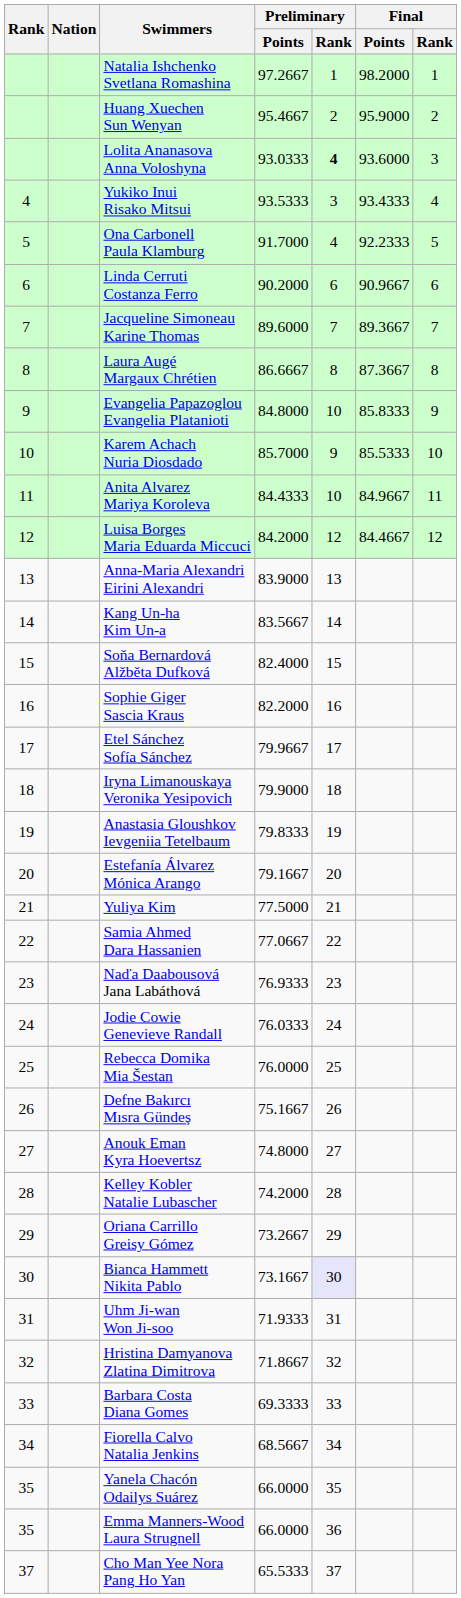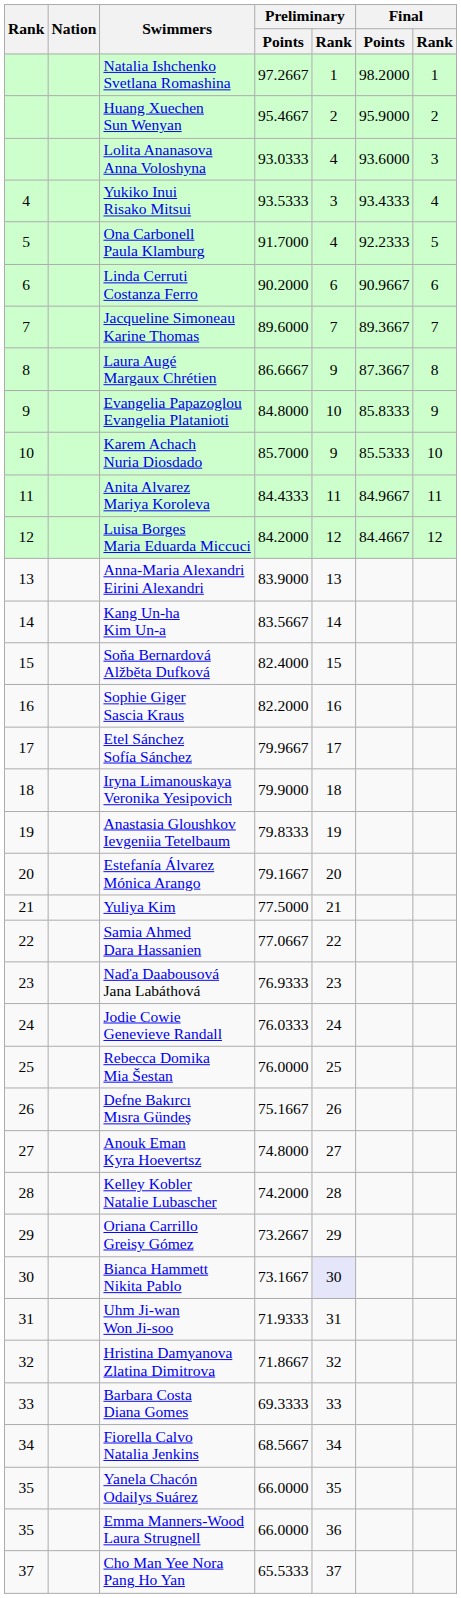(334, 158) bold -> (334, 158) normal
(334, 369) 8 -> (334, 369) 9
(334, 495) 10 -> (334, 495) 11
